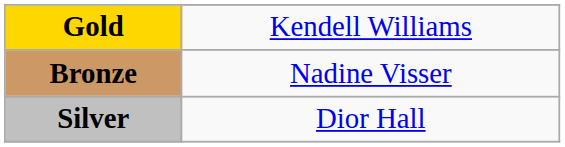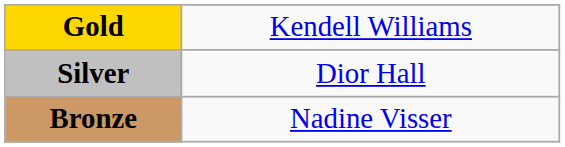rows swapped: (93, 118) <-> (93, 73)
